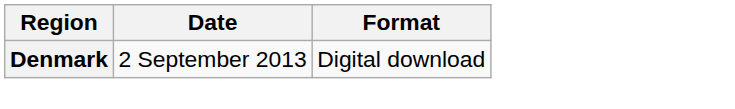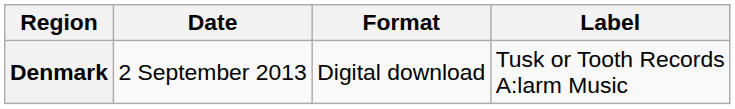+ column: (610, 22)
